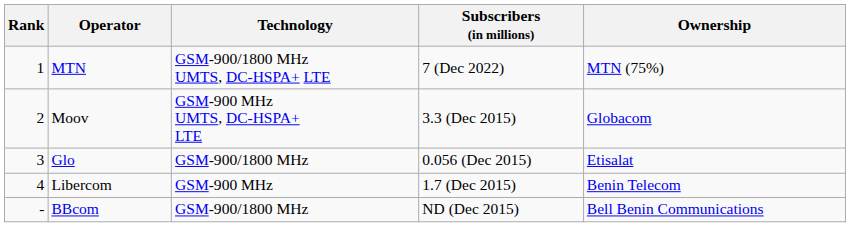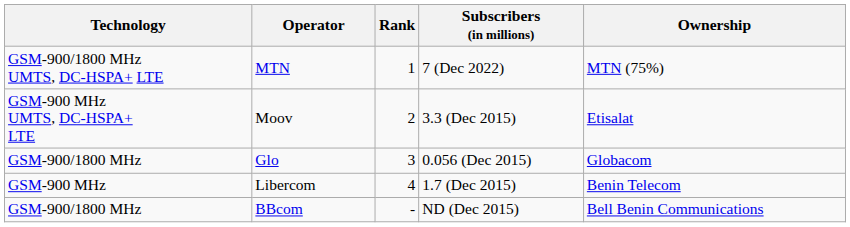columns swapped: (26, 25) <-> (295, 25)
(619, 118) Globacom -> (610, 118) Etisalat
(610, 160) Etisalat -> (619, 160) Globacom
